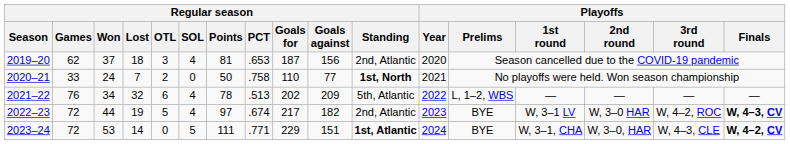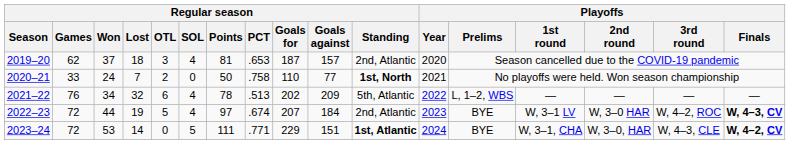(330, 60) 156 -> (330, 60) 157
(290, 113) 217 -> (290, 113) 207
(330, 113) 182 -> (330, 113) 184
